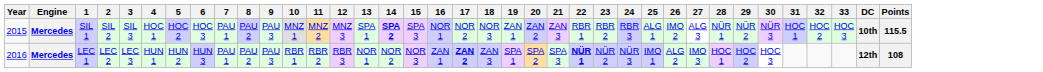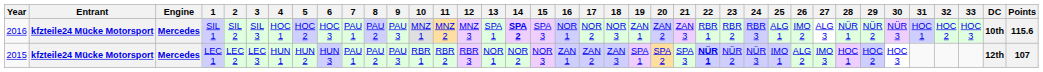+ column: (92, 11)
(17, 30) 2015 -> (17, 30) 2016
(895, 30) 115.5 -> (1022, 30) 115.6
(17, 55) 2016 -> (17, 55) 2015
(465, 55) bold -> (592, 55) normal
(895, 55) 108 -> (1022, 55) 107
